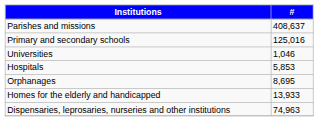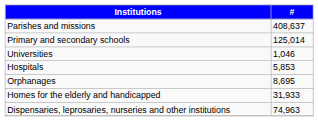(289, 40) 125,016 -> (289, 40) 125,014
(286, 95) 13,933 -> (286, 95) 31,933
